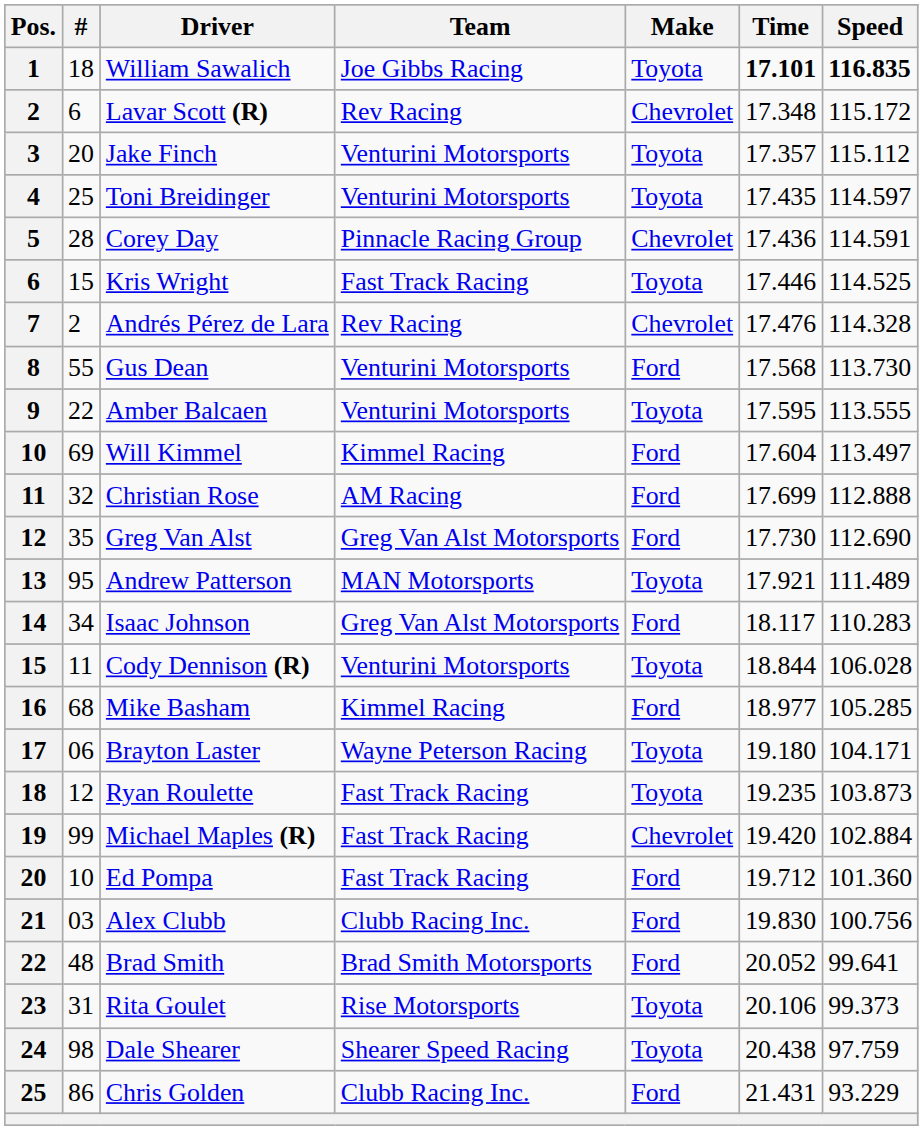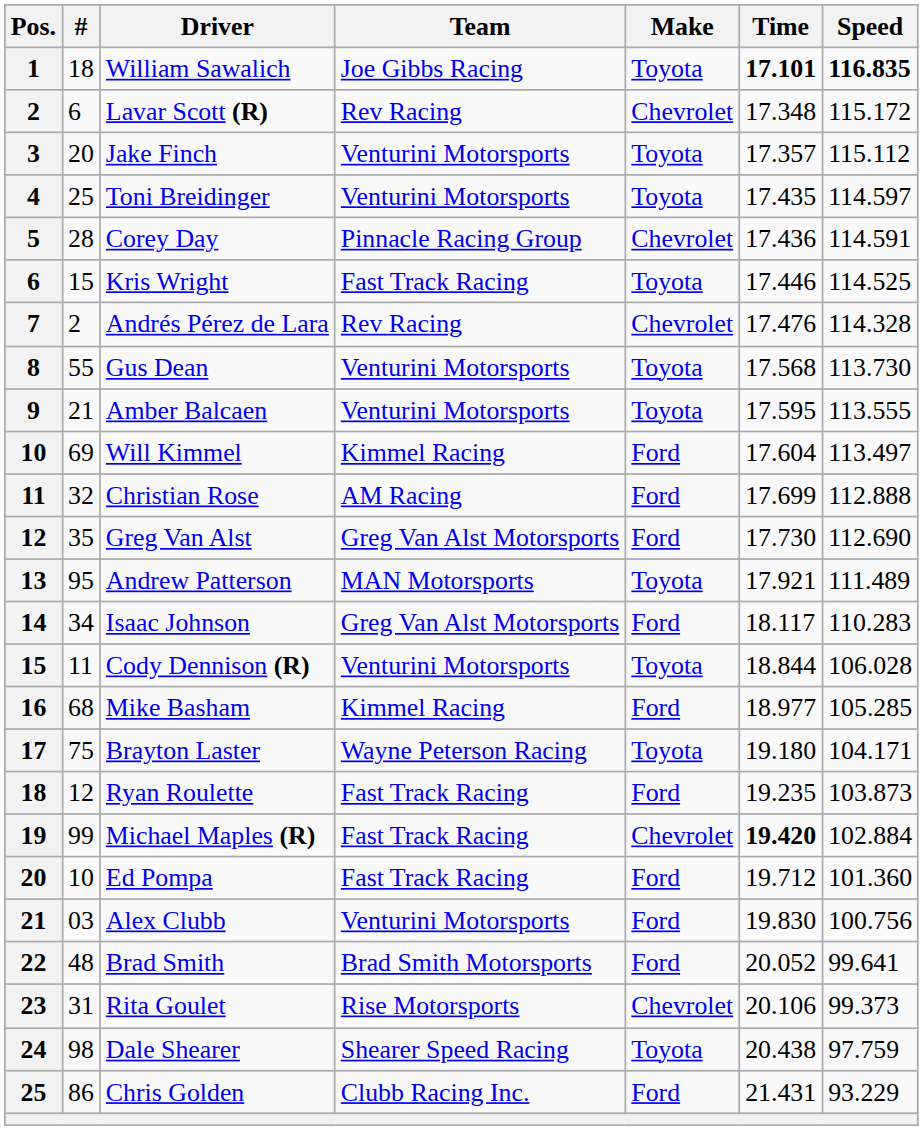(656, 366) Ford -> (667, 366) Toyota
(81, 409) 22 -> (81, 409) 21
(81, 750) 06 -> (81, 750) 75
(667, 792) Toyota -> (656, 792) Ford
(781, 835) normal -> (781, 835) bold
(435, 920) Clubb Racing Inc. -> (455, 920) Venturini Motorsports
(667, 1005) Toyota -> (682, 1005) Chevrolet
